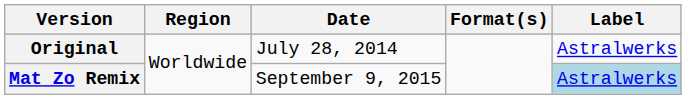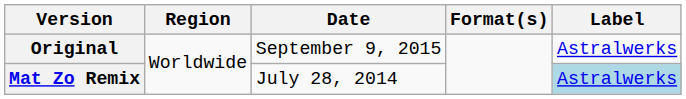(327, 49) July 28, 2014 -> (349, 49) September 9, 2015
(349, 79) September 9, 2015 -> (327, 79) July 28, 2014
